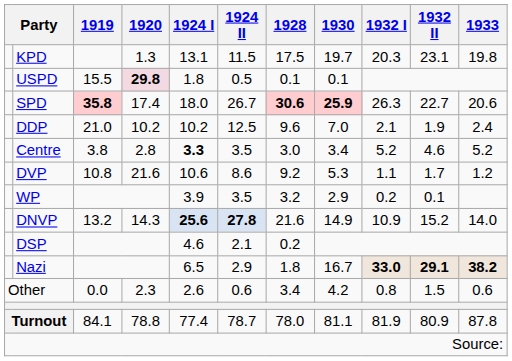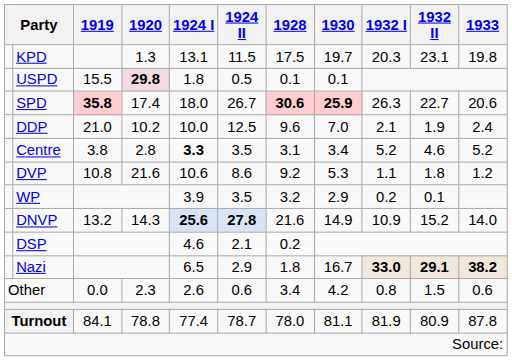(194, 127) 10.2 -> (194, 127) 10.0
(290, 150) 3.0 -> (290, 150) 3.1
(434, 174) 1.7 -> (434, 174) 1.8
